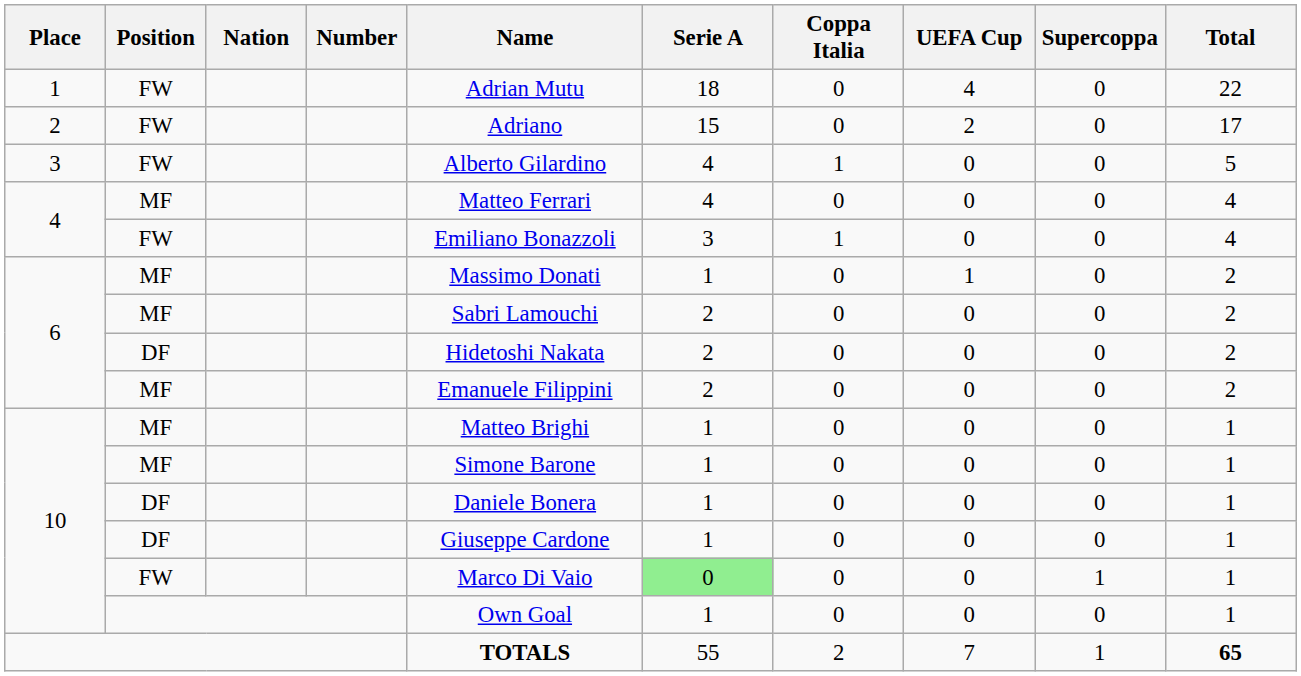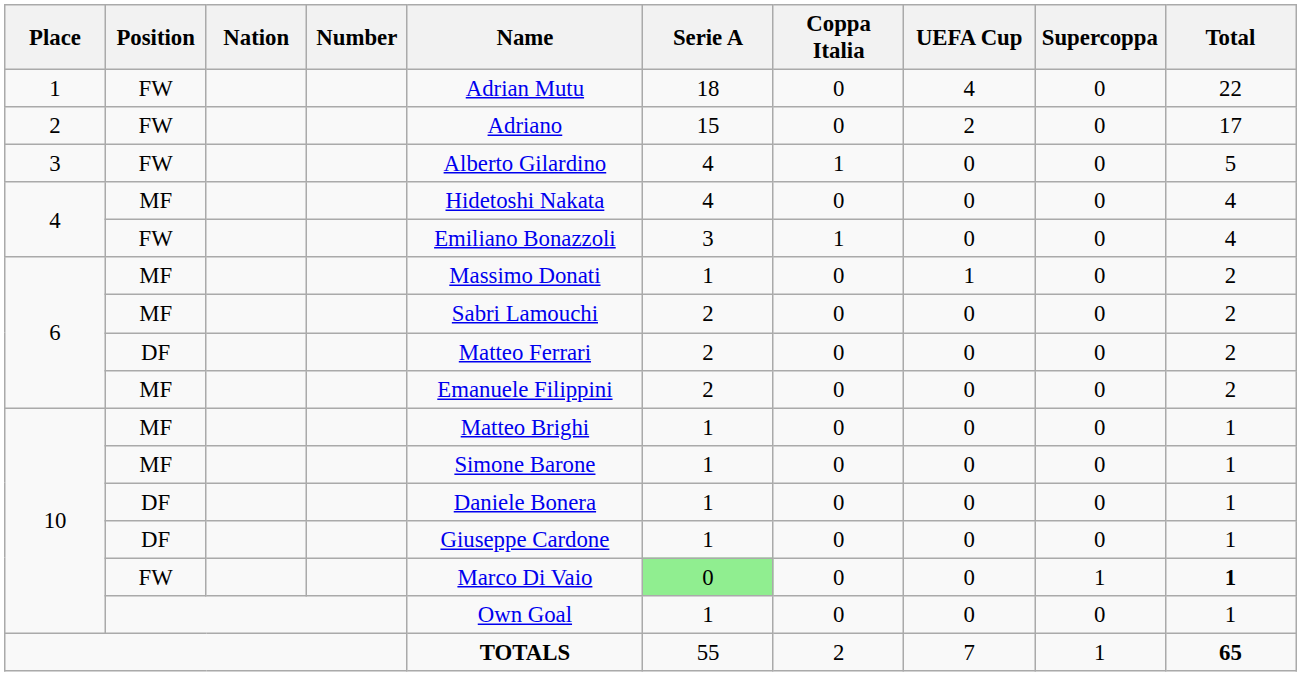(525, 200) Matteo Ferrari -> (525, 200) Hidetoshi Nakata
(525, 351) Hidetoshi Nakata -> (525, 351) Matteo Ferrari
(1230, 576) normal -> (1230, 576) bold
